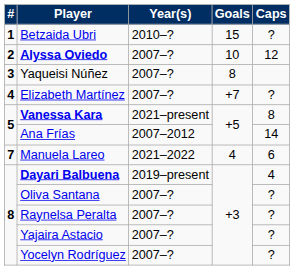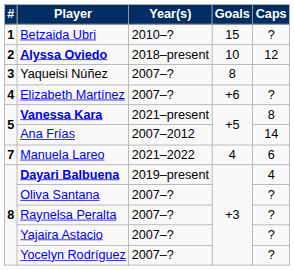(153, 54) 2007–? -> (170, 54) 2018–present
(232, 94) +7 -> (232, 94) +6
